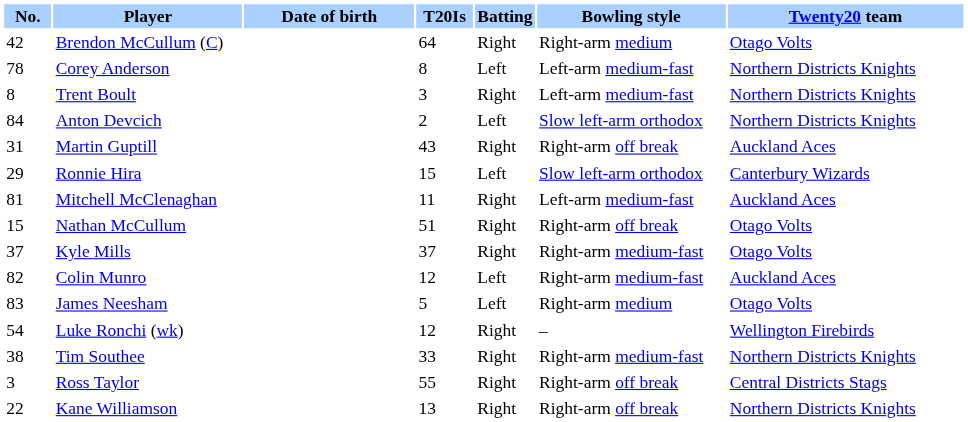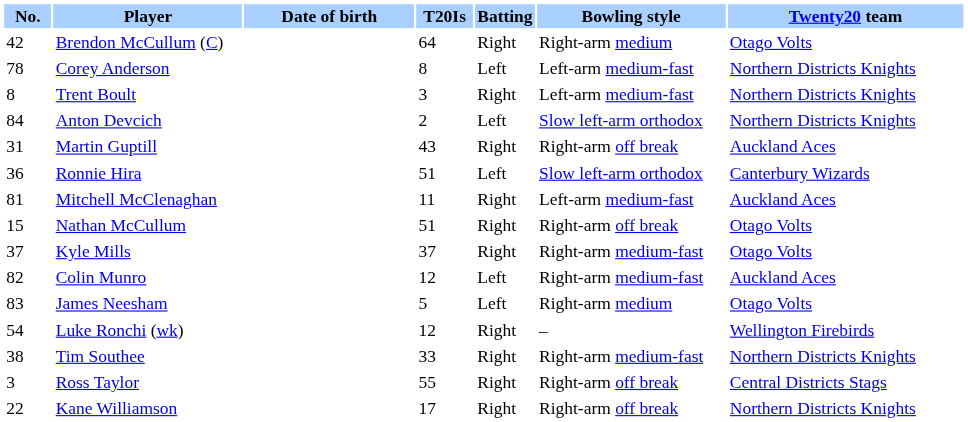(15, 173) 29 -> (15, 173) 36
(427, 173) 15 -> (427, 173) 51
(427, 408) 13 -> (427, 408) 17
